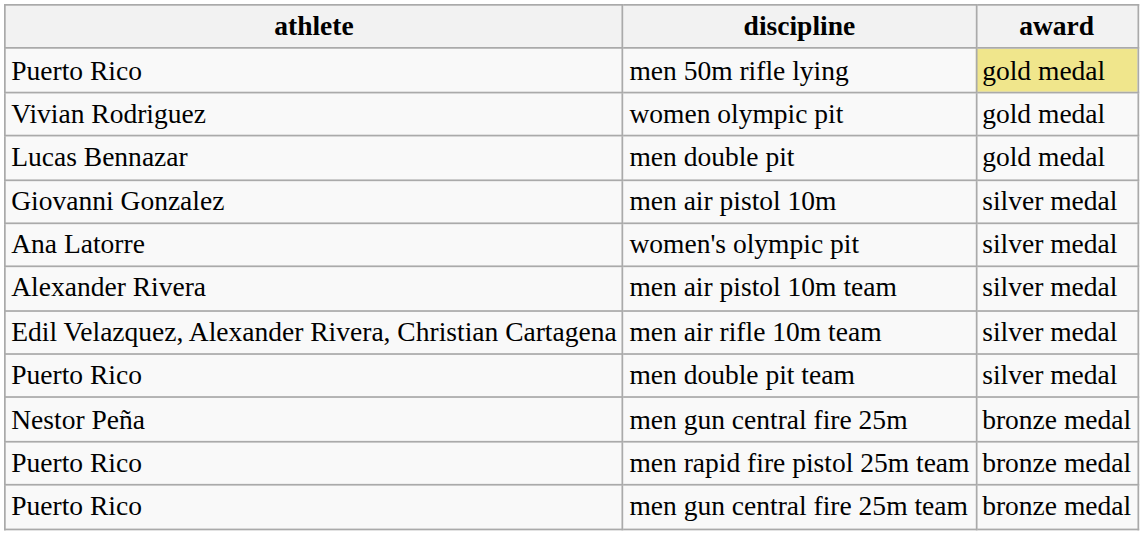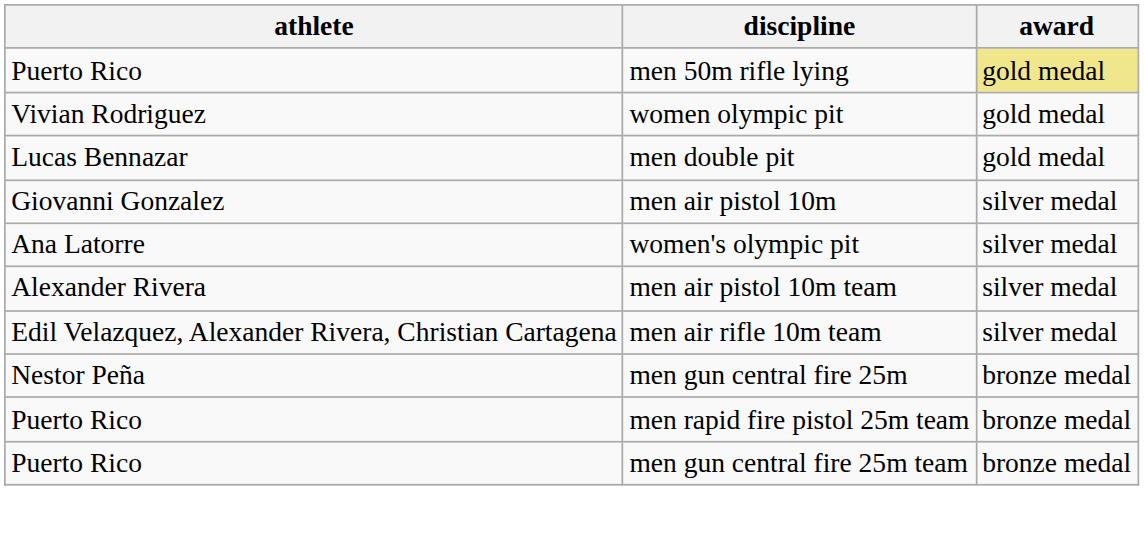- row: (742, 375)
